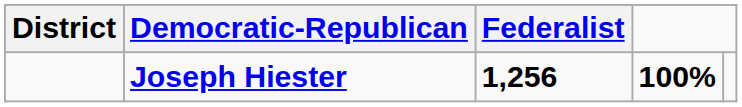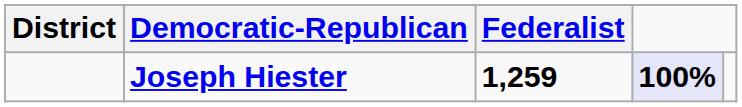(520, 76) 1,256 -> (520, 76) 1,259
(677, 76) no background -> (677, 76) lavender background
